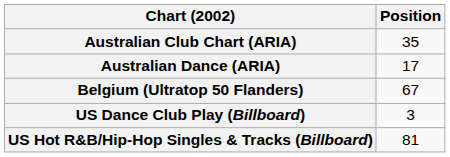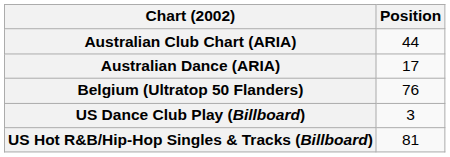(411, 41) 35 -> (411, 41) 44
(411, 90) 67 -> (411, 90) 76
